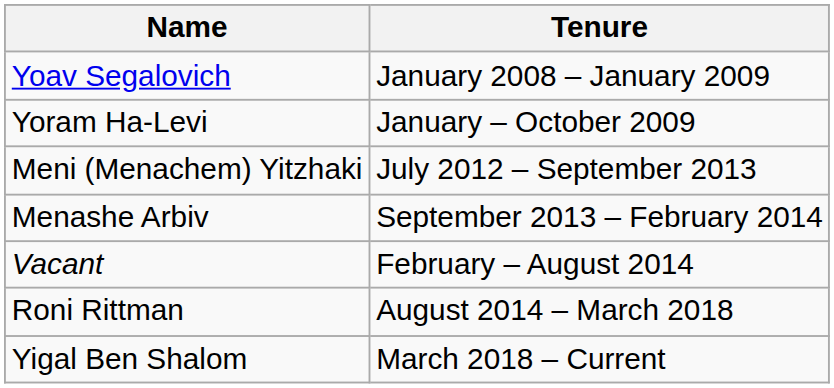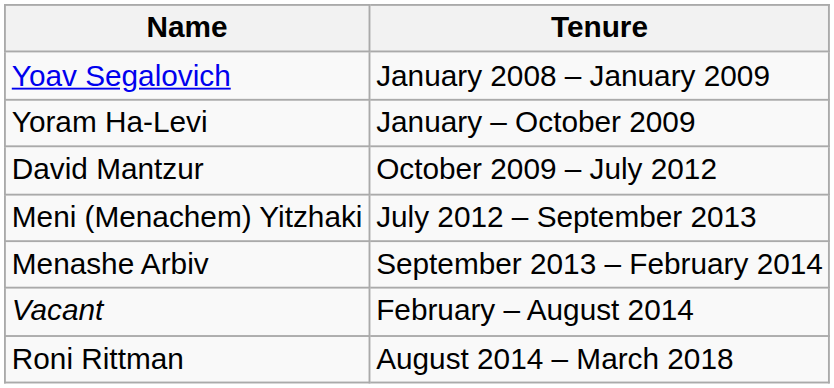+ row: (108, 169)
- row: (130, 358)
